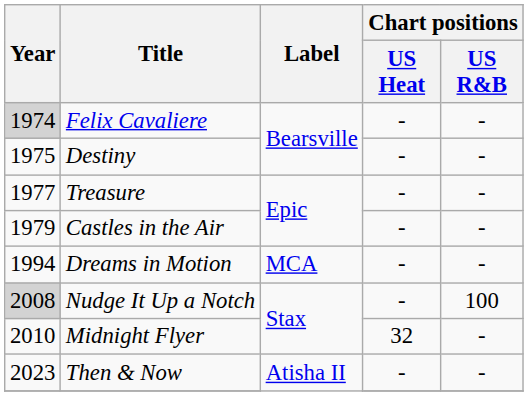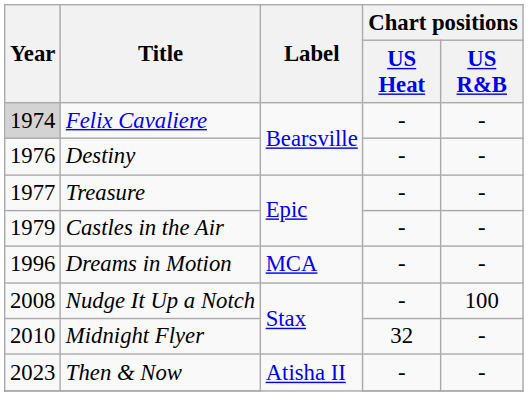(33, 156) 1975 -> (33, 156) 1976
(33, 264) 1994 -> (33, 264) 1996
(33, 300) lightgrey background -> (33, 300) no background
